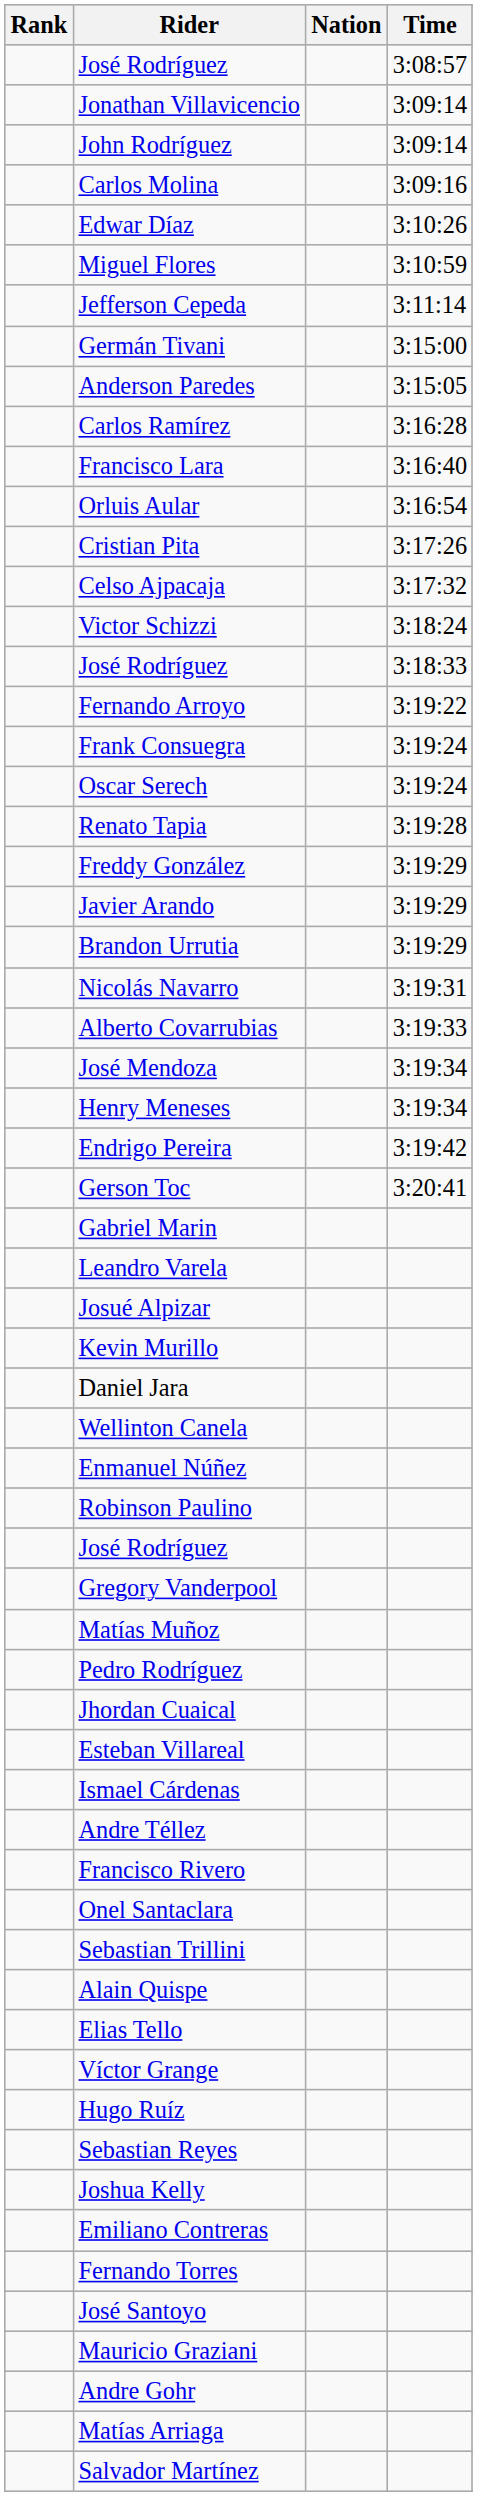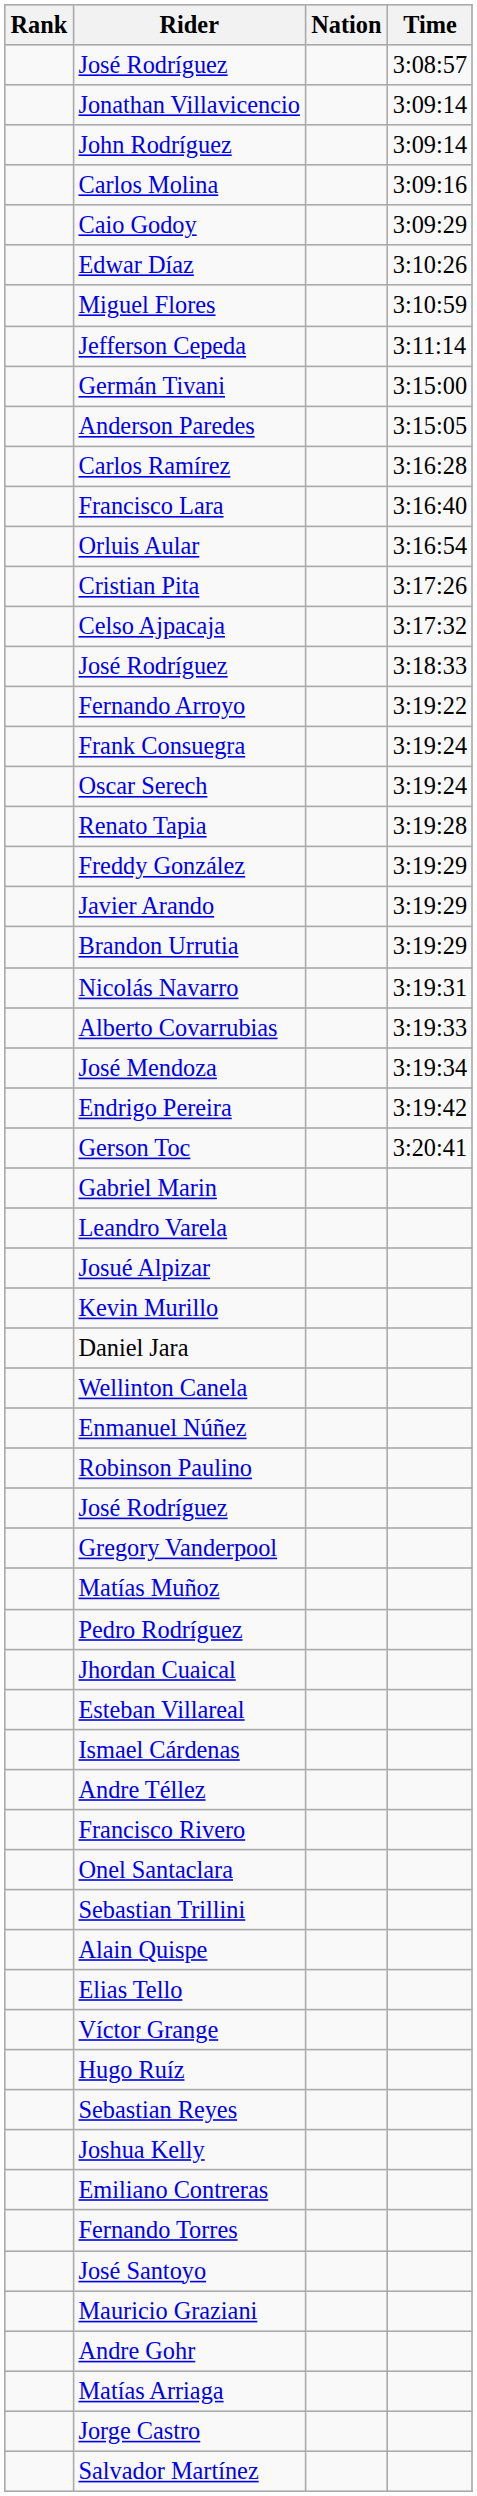+ row: (138, 225)
- row: (148, 626)
- row: (154, 1107)
+ row: (139, 2430)
